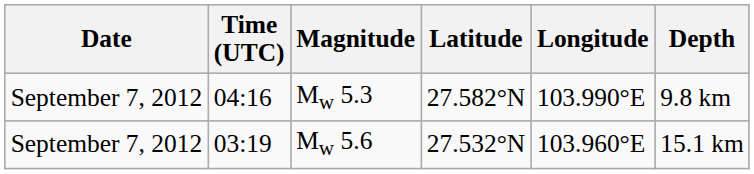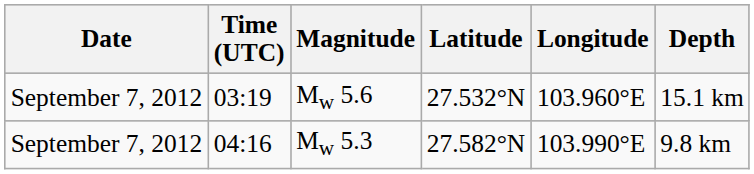rows swapped: (334, 143) <-> (334, 96)
